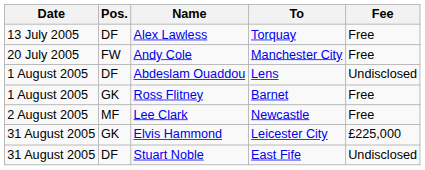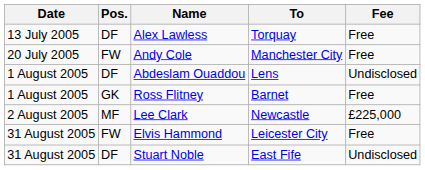(361, 114) Free -> (375, 114) £225,000
(110, 134) GK -> (111, 134) FW
(375, 134) £225,000 -> (361, 134) Free
